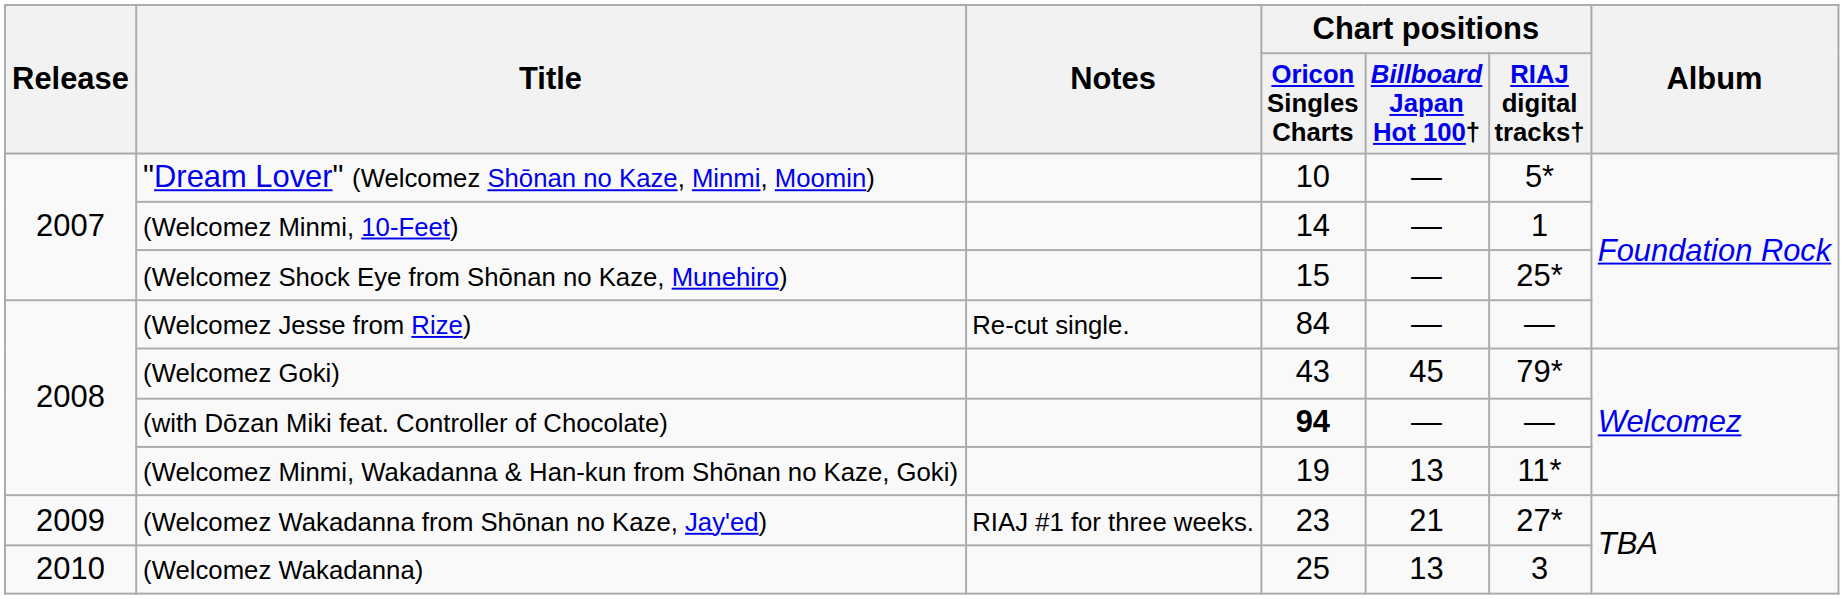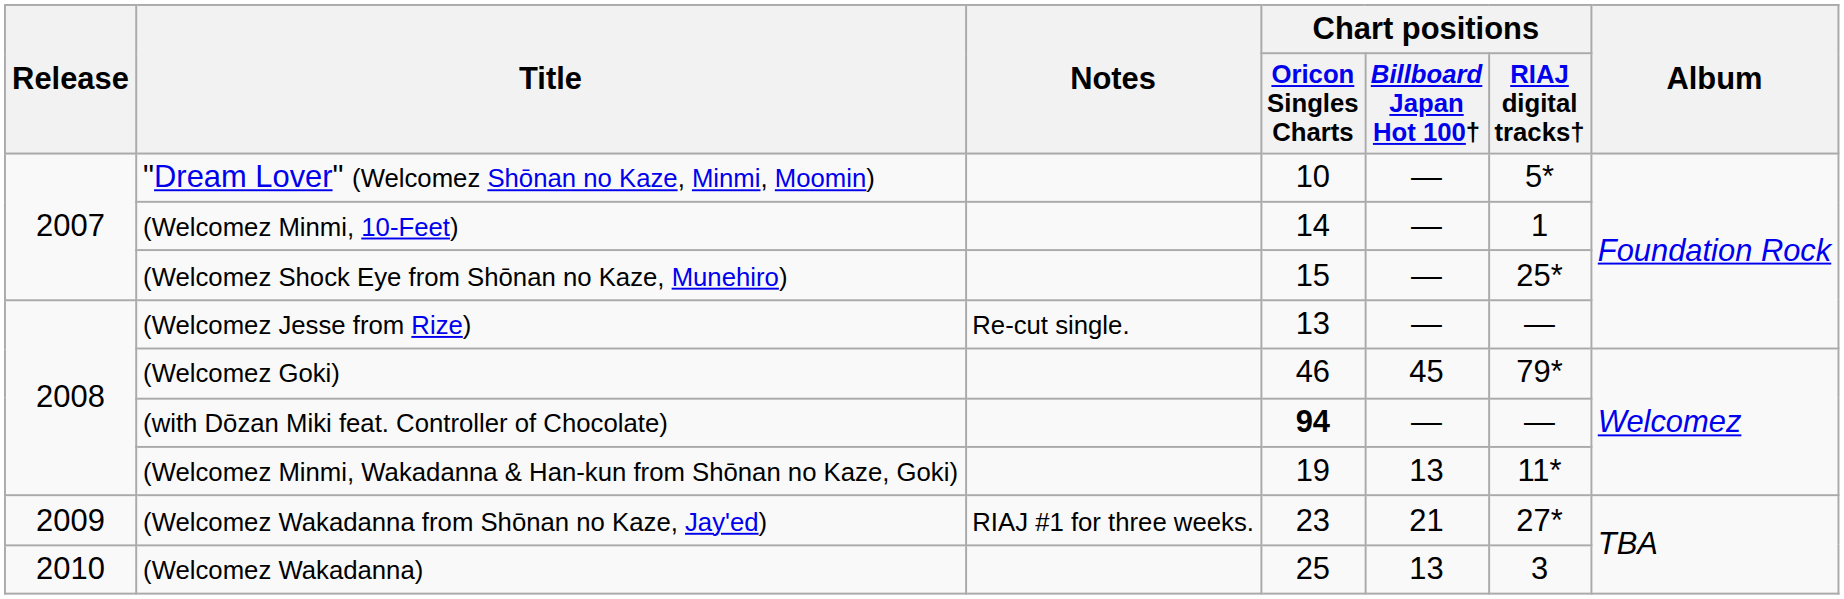(1313, 323) 84 -> (1313, 323) 13
(1313, 372) 43 -> (1313, 372) 46
